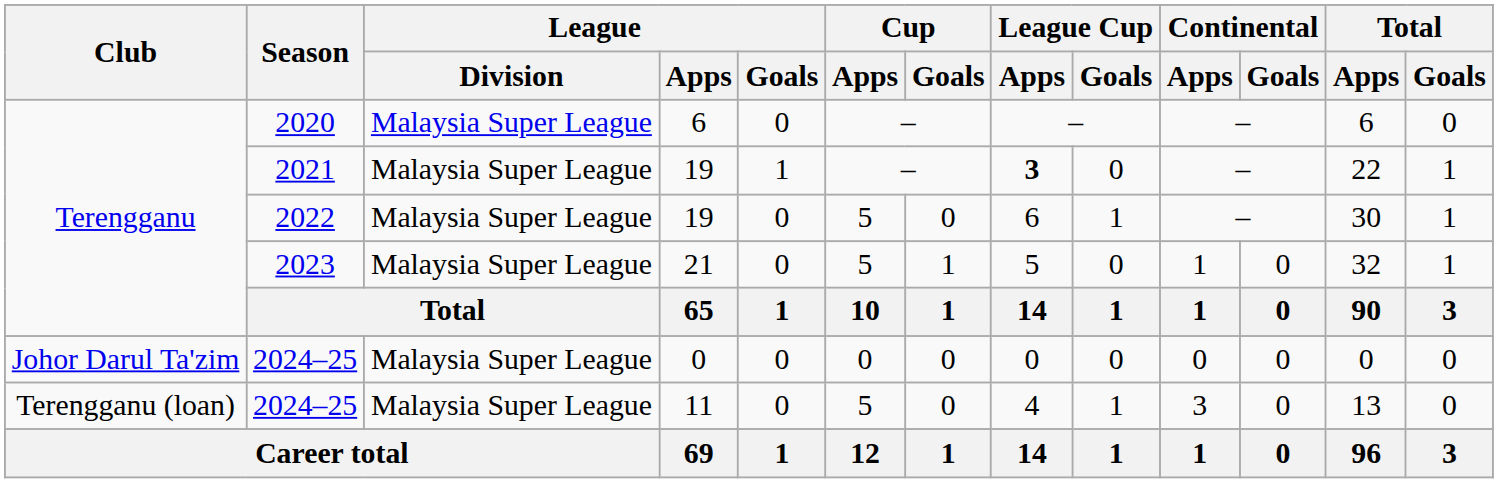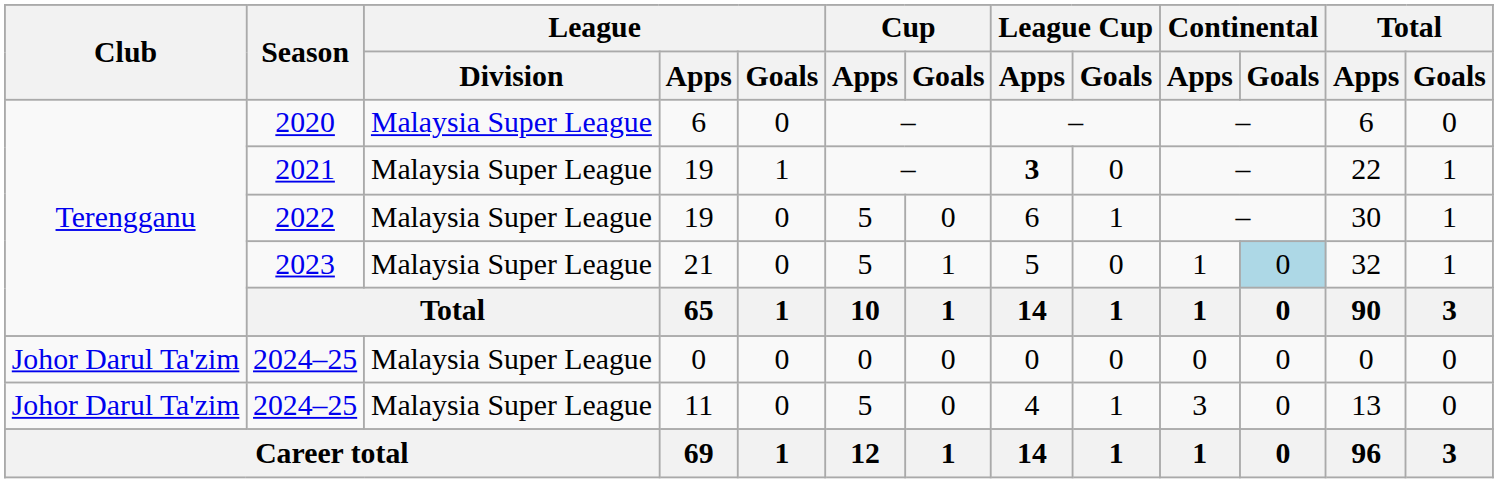(1283, 264) no background -> (1283, 264) lightblue background
(126, 405) Terengganu (loan) -> (126, 405) Johor Darul Ta'zim
